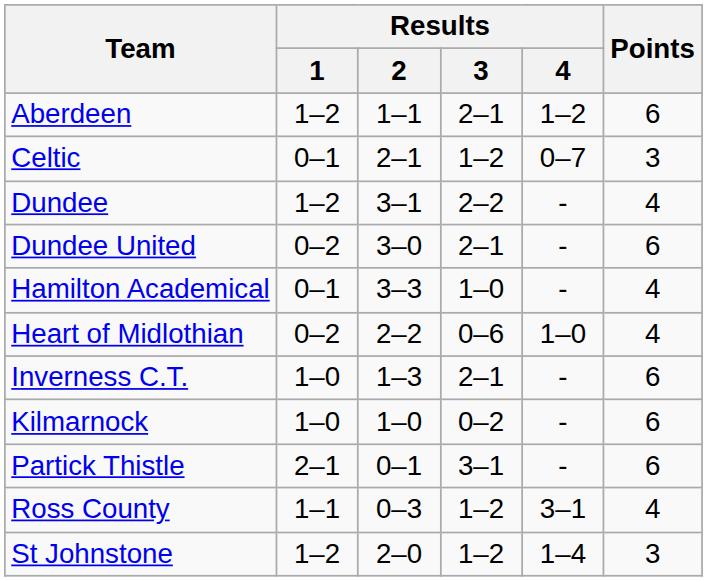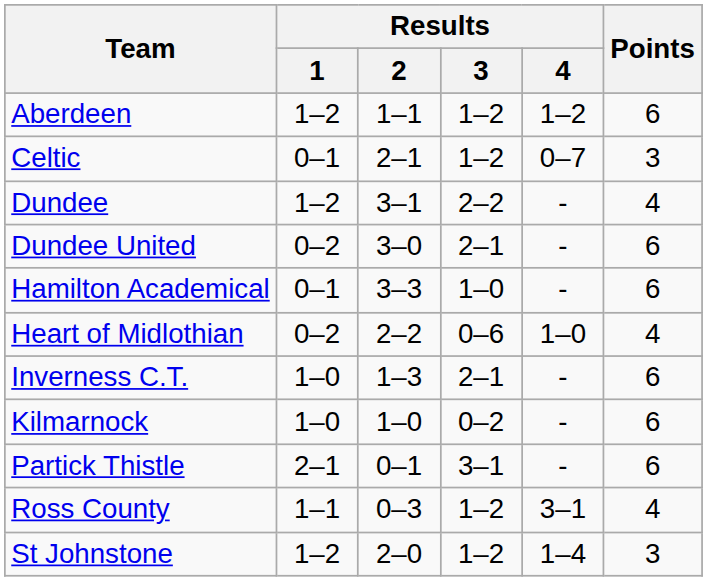(481, 114) 2–1 -> (481, 114) 1–2
(653, 289) 4 -> (653, 289) 6
